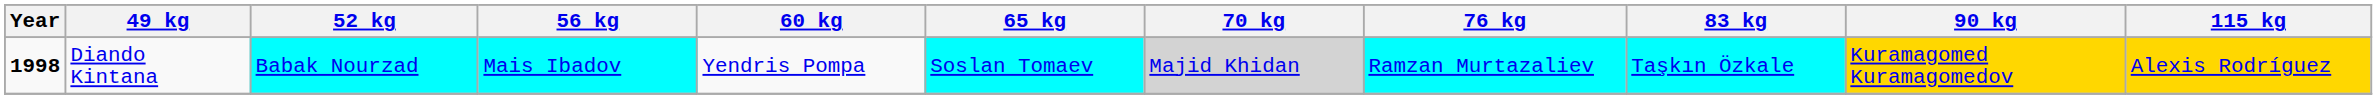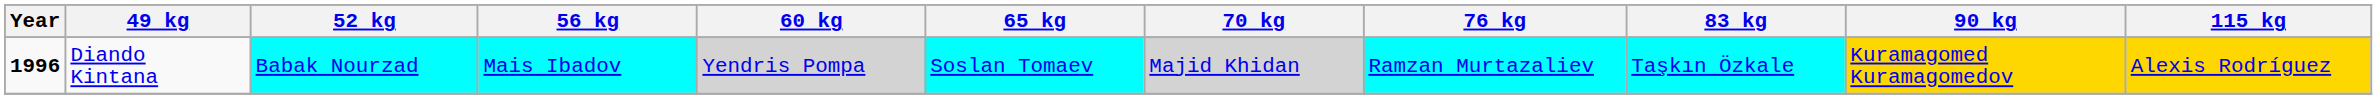(35, 66) 1998 -> (35, 66) 1996
(784, 66) no background -> (784, 66) lightgrey background
